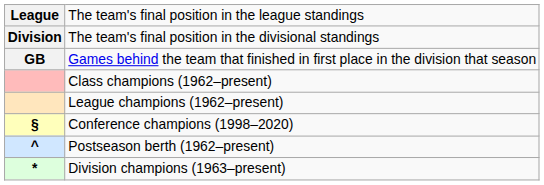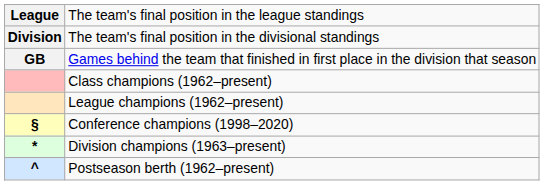rows swapped: (177, 168) <-> (171, 146)
